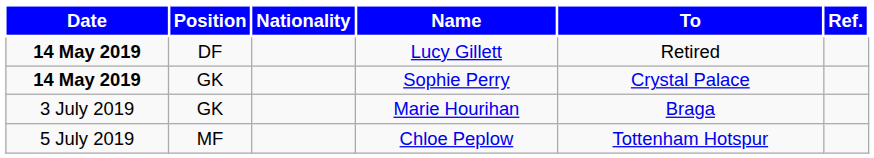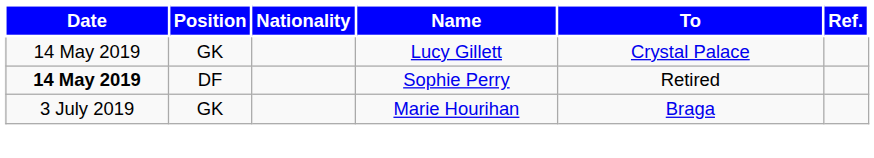(87, 51) bold -> (87, 51) normal
(210, 51) DF -> (210, 51) GK
(690, 51) Retired -> (690, 51) Crystal Palace
(210, 80) GK -> (210, 80) DF
(690, 80) Crystal Palace -> (690, 80) Retired
- row: (456, 139)
